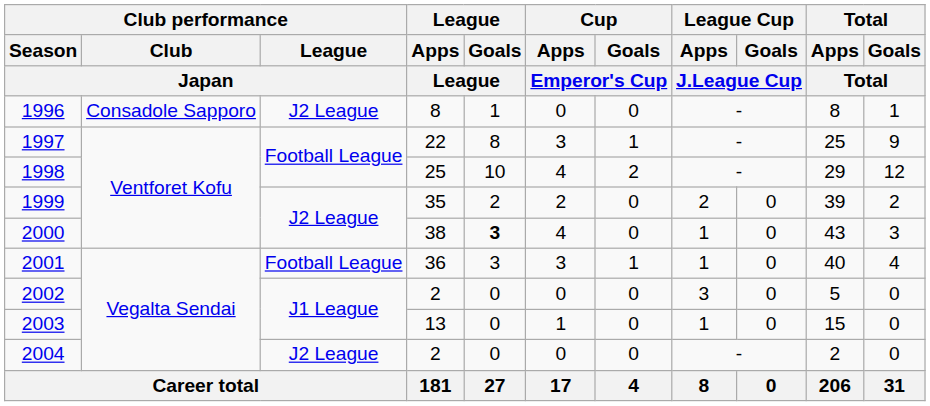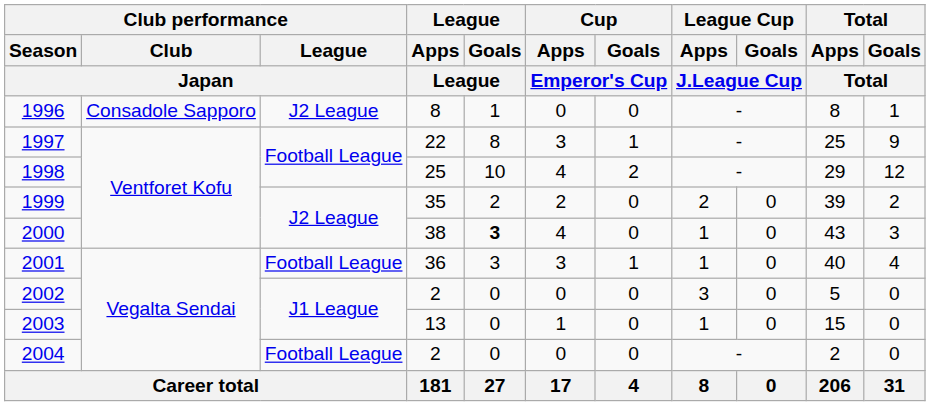(334, 354) J2 League -> (334, 354) Football League
